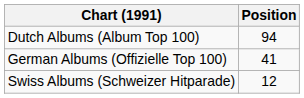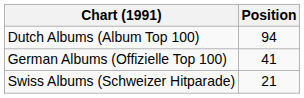(269, 81) 12 -> (269, 81) 21
